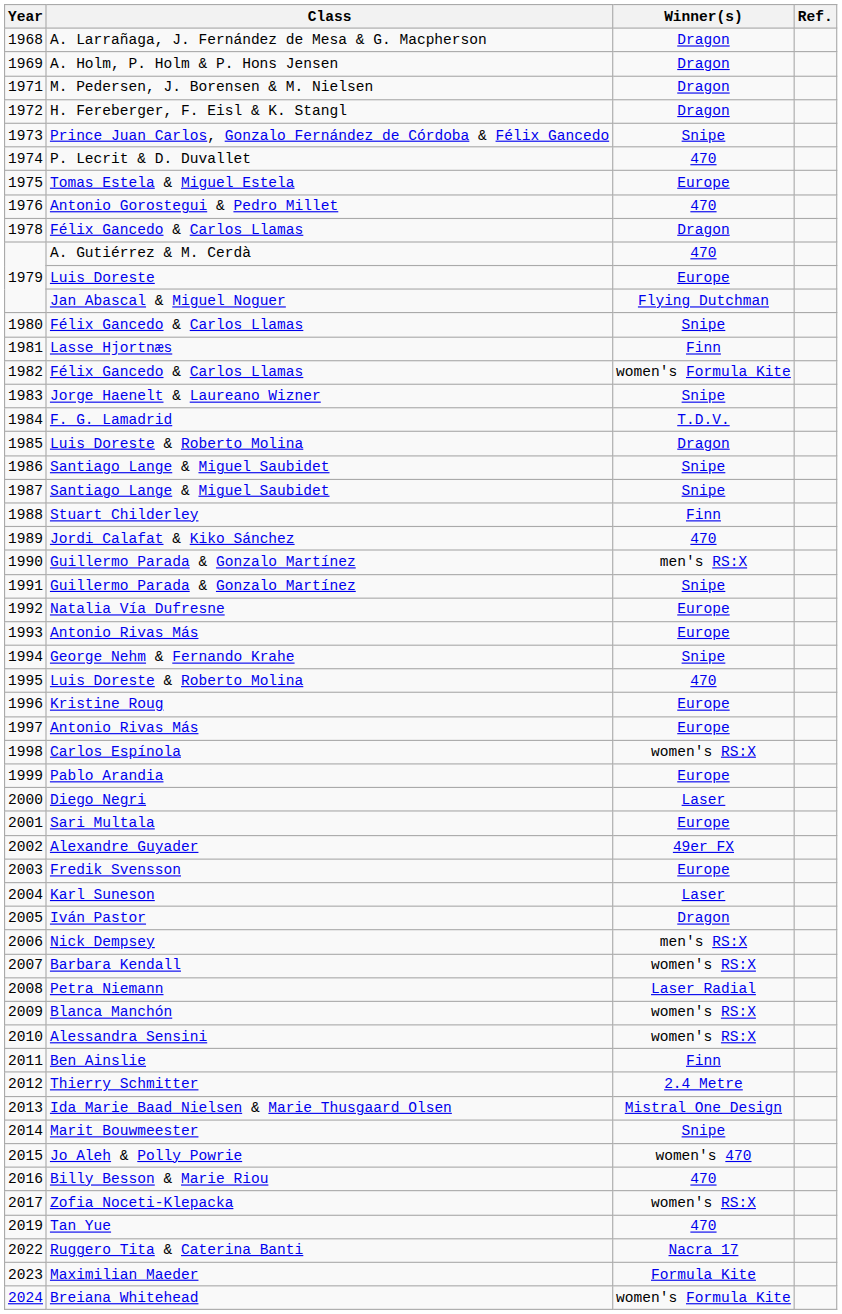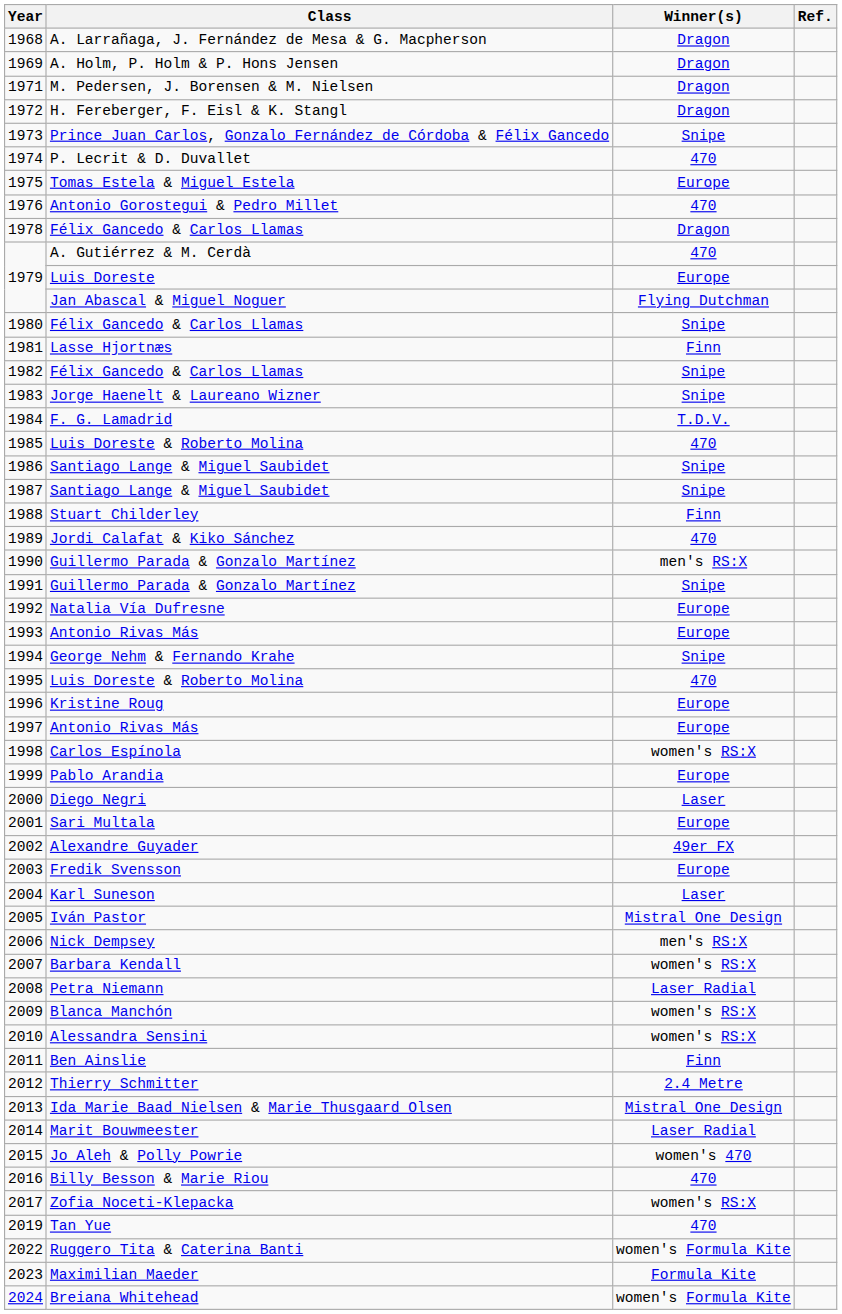(703, 372) women's Formula Kite -> (703, 372) Snipe
(703, 444) Dragon -> (703, 444) 470
(703, 918) Dragon -> (703, 918) Mistral One Design
(703, 1132) Snipe -> (703, 1132) Laser Radial
(703, 1250) Nacra 17 -> (703, 1250) women's Formula Kite
